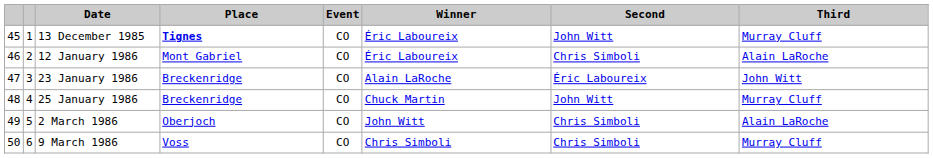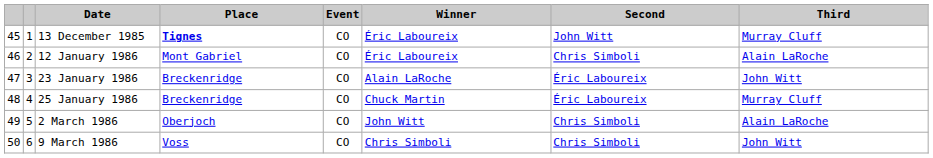(583, 100) John Witt -> (600, 100) Éric Laboureix
(782, 142) Murray Cluff -> (772, 142) John Witt
